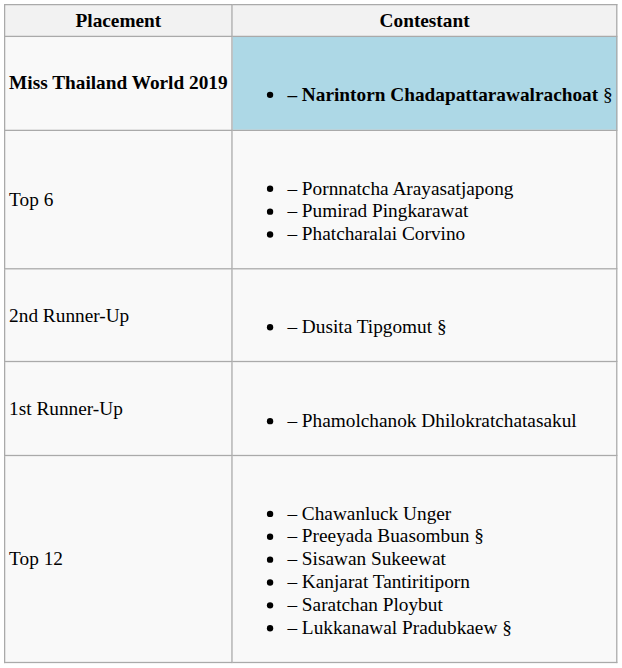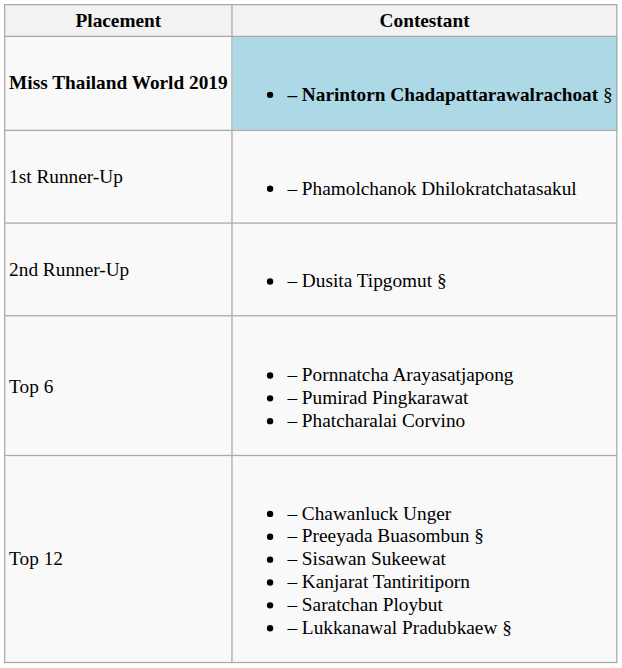rows swapped: (66, 408) <-> (31, 199)
